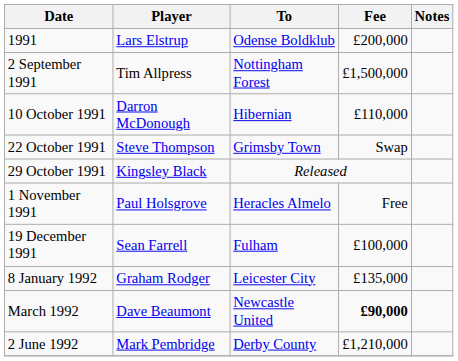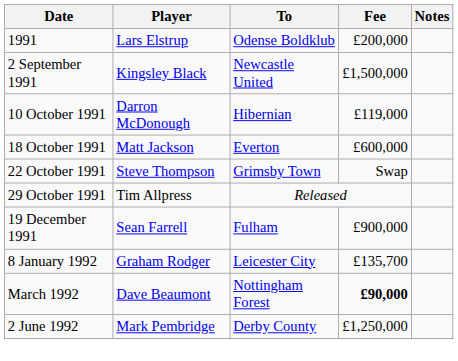(154, 73) Tim Allpress -> (162, 73) Kingsley Black
(268, 73) Nottingham Forest -> (264, 73) Newcastle United
(381, 114) £110,000 -> (381, 114) £119,000
+ row: (57, 147)
(162, 171) Kingsley Black -> (154, 195) Tim Allpress
- row: (44, 204)
(380, 245) £100,000 -> (380, 228) £900,000
(380, 278) £135,000 -> (380, 261) £135,700
(264, 311) Newcastle United -> (268, 293) Nottingham Forest
(375, 343) £1,210,000 -> (375, 326) £1,250,000
